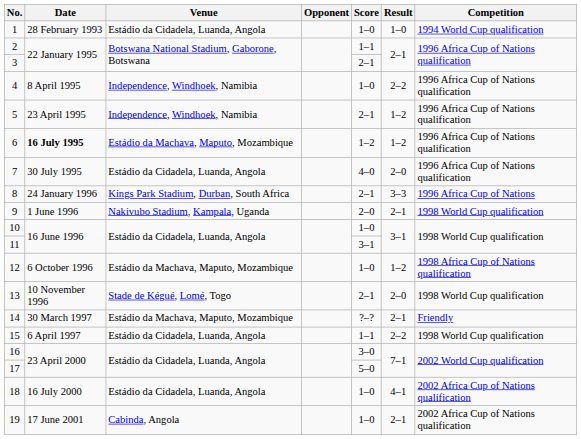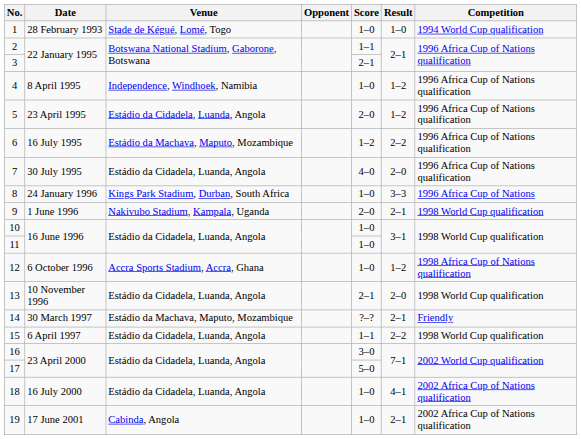(187, 29) Estádio da Cidadela, Luanda, Angola -> (170, 29) Stade de Kégué, Lomé, Togo
(398, 85) 2–2 -> (398, 85) 1–2
(183, 114) Independence, Windhoek, Namibia -> (187, 114) Estádio da Cidadela, Luanda, Angola
(366, 114) 2–1 -> (366, 114) 2–0
(55, 143) bold -> (54, 143) normal
(398, 143) 1–2 -> (398, 143) 2–2
(366, 194) 2–1 -> (366, 194) 1–0
(366, 244) 3–1 -> (366, 244) 1–0
(201, 267) Estádio da Machava, Maputo, Mozambique -> (186, 267) Accra Sports Stadium, Accra, Ghana
(170, 295) Stade de Kégué, Lomé, Togo -> (187, 295) Estádio da Cidadela, Luanda, Angola
